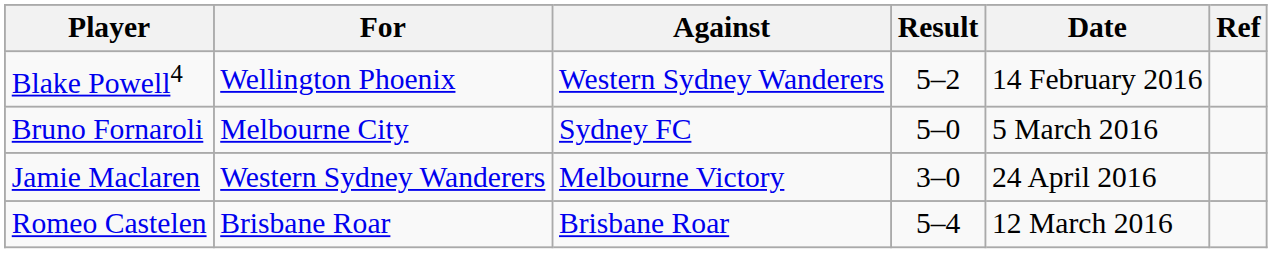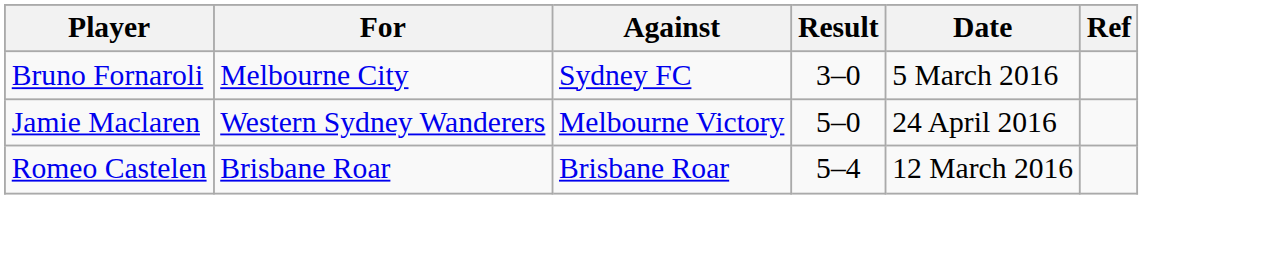- row: (97, 78)
(938, 129) 5–0 -> (838, 74) 3–0
(938, 176) 3–0 -> (838, 121) 5–0
